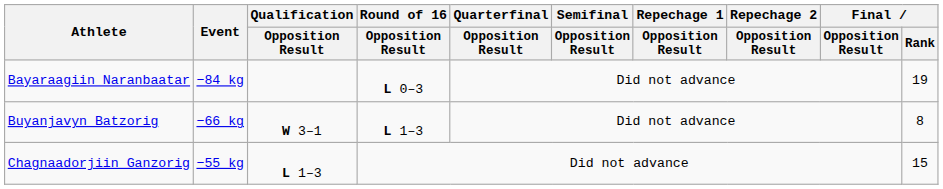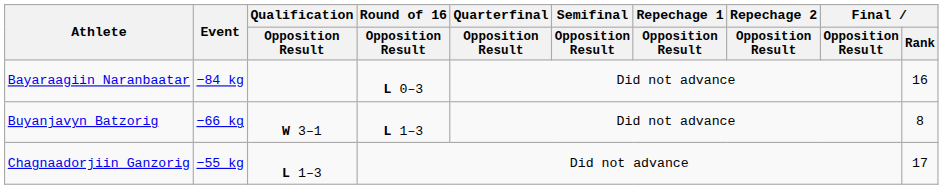(920, 80) 19 -> (920, 80) 16
(920, 163) 15 -> (920, 163) 17
